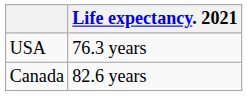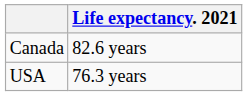rows swapped: (37, 76) <-> (28, 47)
